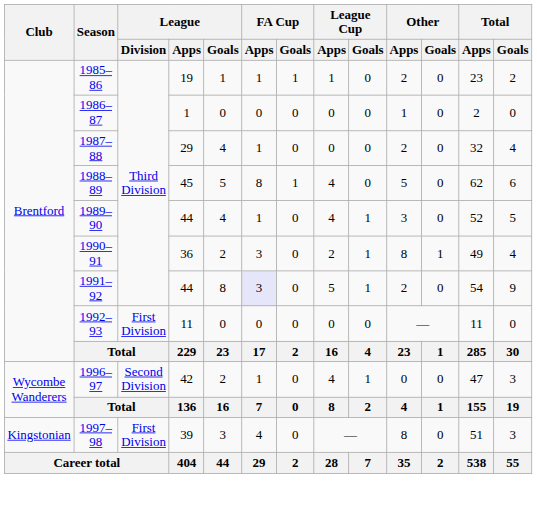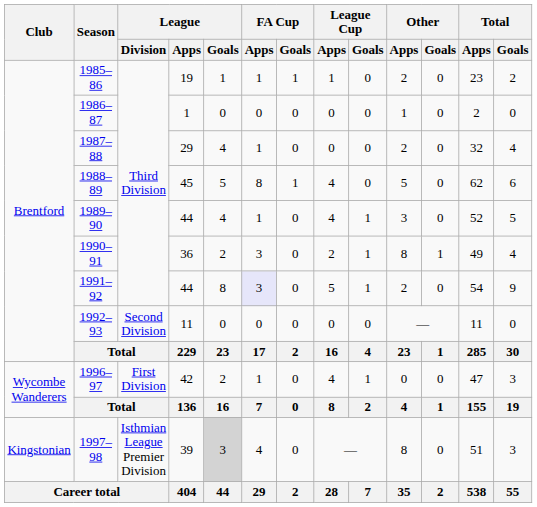(144, 323) First Division -> (144, 323) Second Division
(144, 379) Second Division -> (144, 379) First Division
(144, 435) First Division -> (144, 449) Isthmian League Premier Division
(223, 435) no background -> (223, 449) lightgrey background
